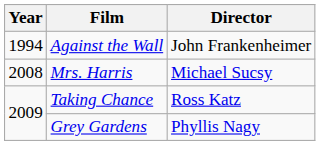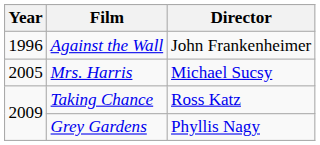(26, 45) 1994 -> (26, 45) 1996
(26, 72) 2008 -> (26, 72) 2005
